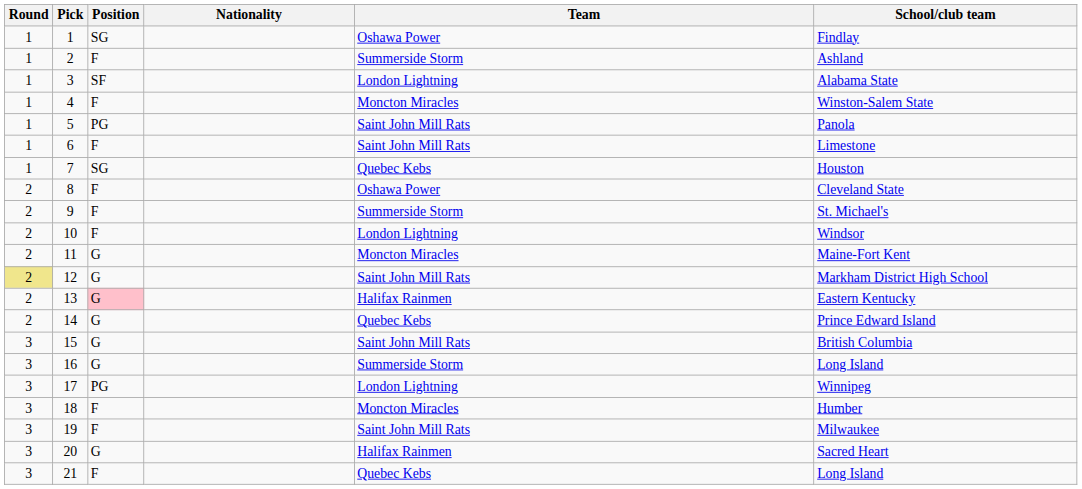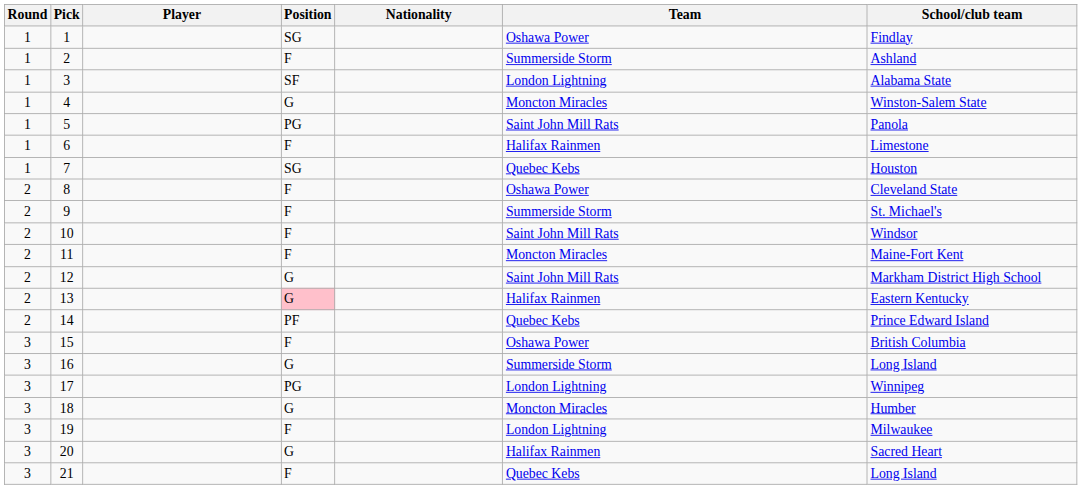+ column: (182, 15)
(95, 102) F -> (289, 102) G
(414, 146) Saint John Mill Rats -> (553, 146) Halifax Rainmen
(408, 233) London Lightning -> (562, 233) Saint John Mill Rats
(96, 255) G -> (288, 255) F
(29, 277) khaki background -> (27, 277) no background
(96, 320) G -> (292, 320) PF
(96, 342) G -> (288, 342) F
(414, 342) Saint John Mill Rats -> (547, 342) Oshawa Power
(95, 408) F -> (289, 408) G
(414, 430) Saint John Mill Rats -> (556, 430) London Lightning
